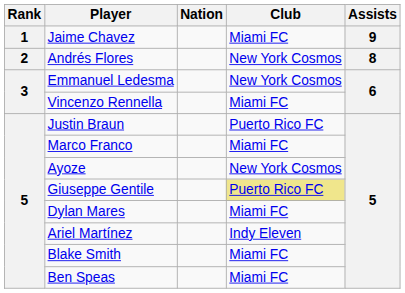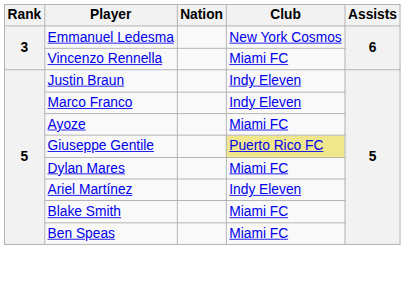- row: (91, 37)
- row: (90, 59)
(276, 124) Puerto Rico FC -> (265, 80) Indy Eleven
(259, 146) Miami FC -> (265, 102) Indy Eleven
(286, 168) New York Cosmos -> (259, 124) Miami FC
